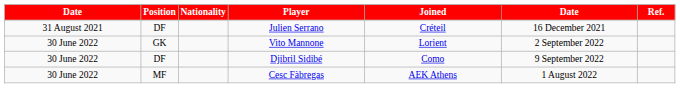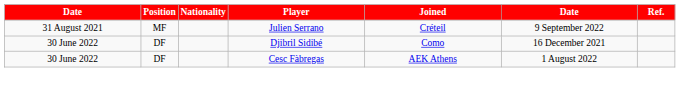(160, 28) DF -> (160, 28) MF
(569, 28) 16 December 2021 -> (569, 28) 9 September 2022
- row: (296, 44)
(569, 59) 9 September 2022 -> (569, 44) 16 December 2021
(160, 75) MF -> (160, 59) DF
